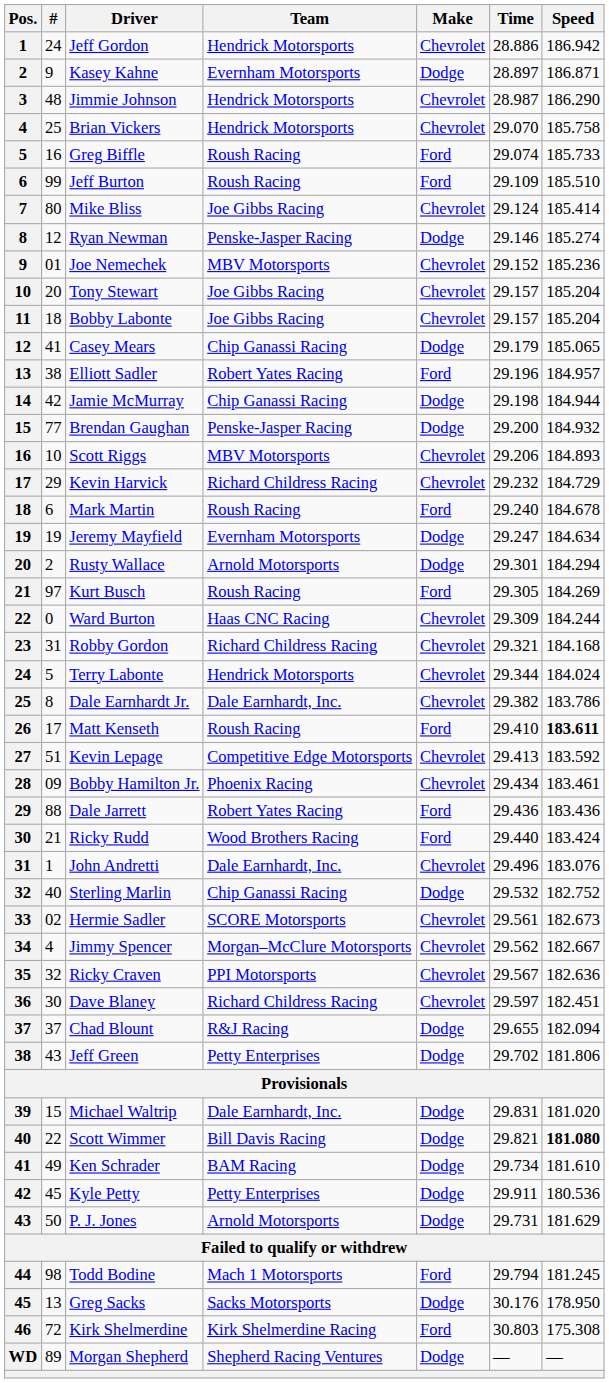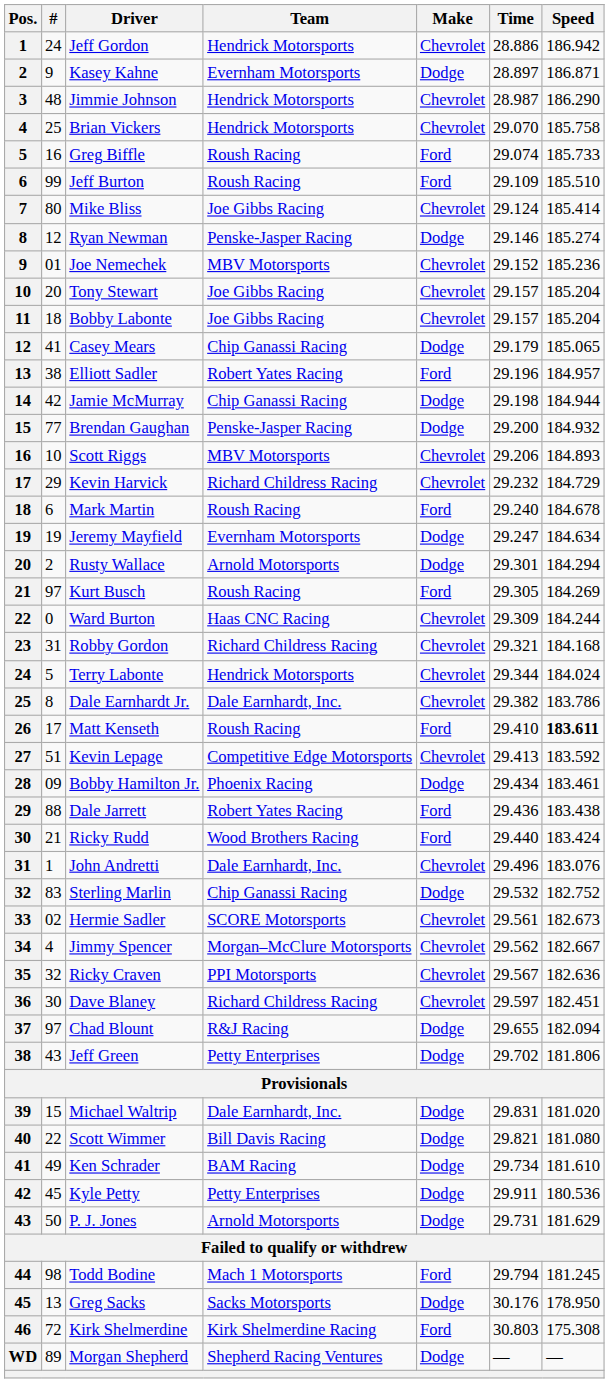(453, 783) Chevrolet -> (442, 783) Dodge
(573, 810) 183.436 -> (573, 810) 183.438
(53, 892) 40 -> (53, 892) 83
(53, 1029) 37 -> (53, 1029) 97
(573, 1138) bold -> (573, 1138) normal
